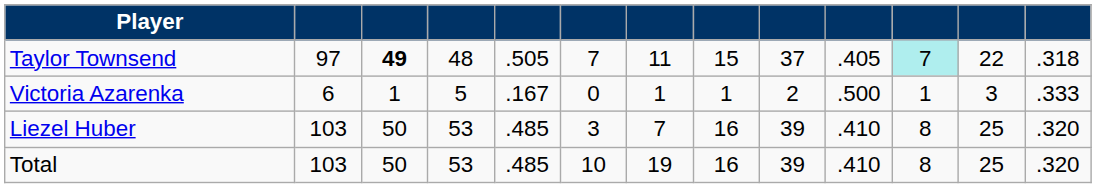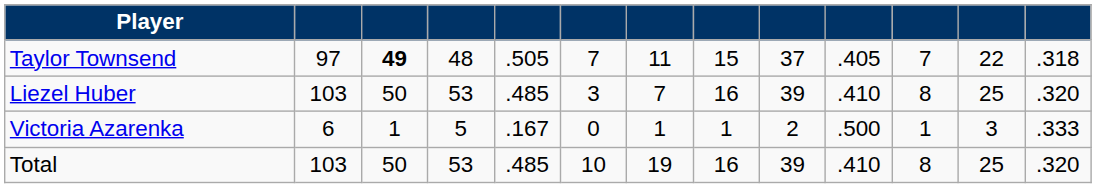(925, 57) paleturquoise background -> (925, 57) no background
rows swapped: (73, 128) <-> (97, 93)
